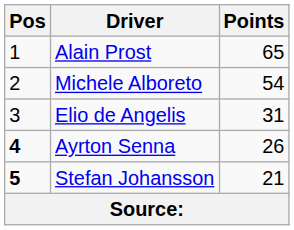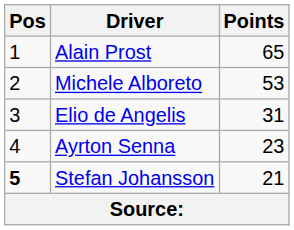(273, 84) 54 -> (273, 84) 53
(15, 147) bold -> (15, 147) normal
(273, 147) 26 -> (273, 147) 23
